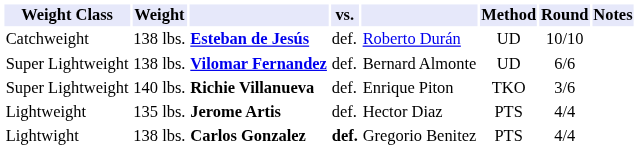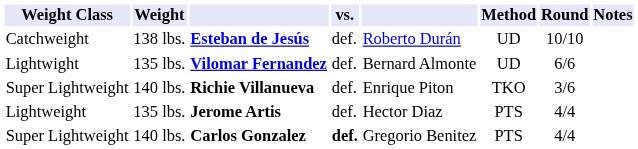(67, 63) Super Lightweight -> (42, 63) Lightwight
(159, 63) 138 lbs. -> (159, 63) 135 lbs.
(42, 136) Lightwight -> (67, 136) Super Lightweight
(159, 136) 138 lbs. -> (159, 136) 140 lbs.
